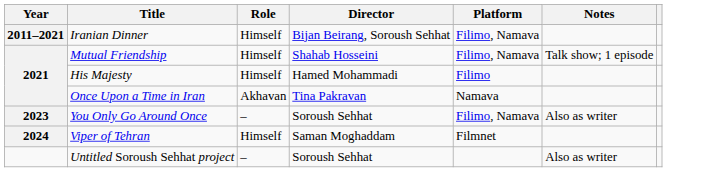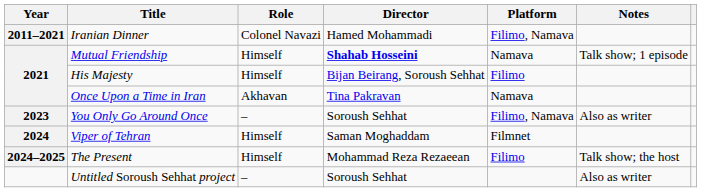(261, 34) Himself -> (281, 34) Colonel Navazi
(371, 34) Bijan Beirang, Soroush Sehhat -> (380, 34) Hamed Mohammadi
(335, 55) normal -> (372, 55) bold
(498, 55) Filimo, Namava -> (512, 55) Namava
(345, 75) Hamed Mohammadi -> (406, 75) Bijan Beirang, Soroush Sehhat
+ row: (101, 156)
